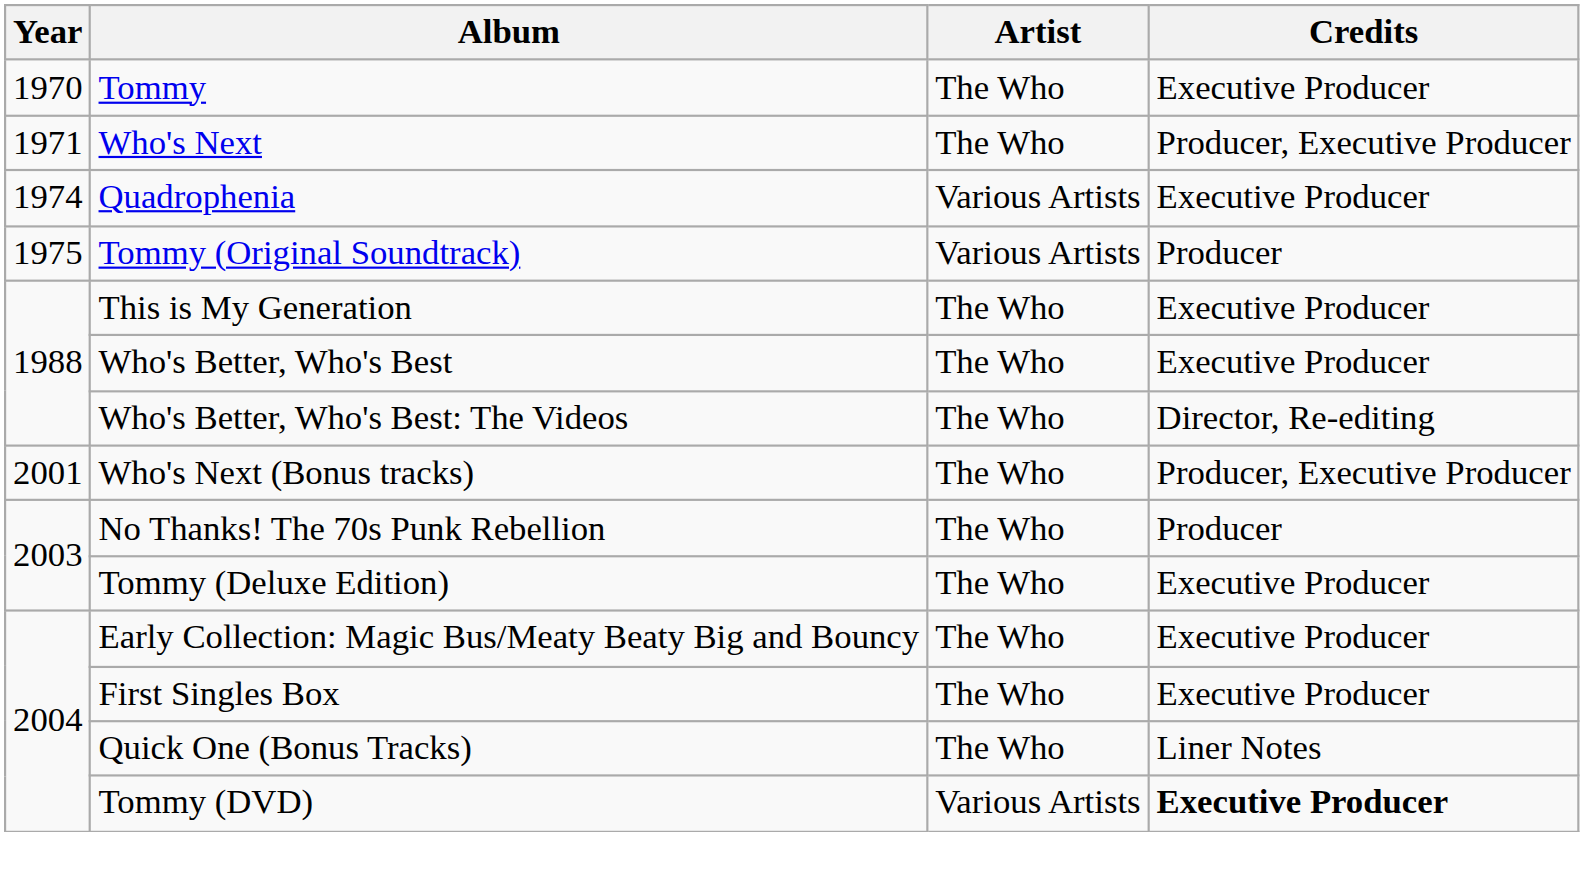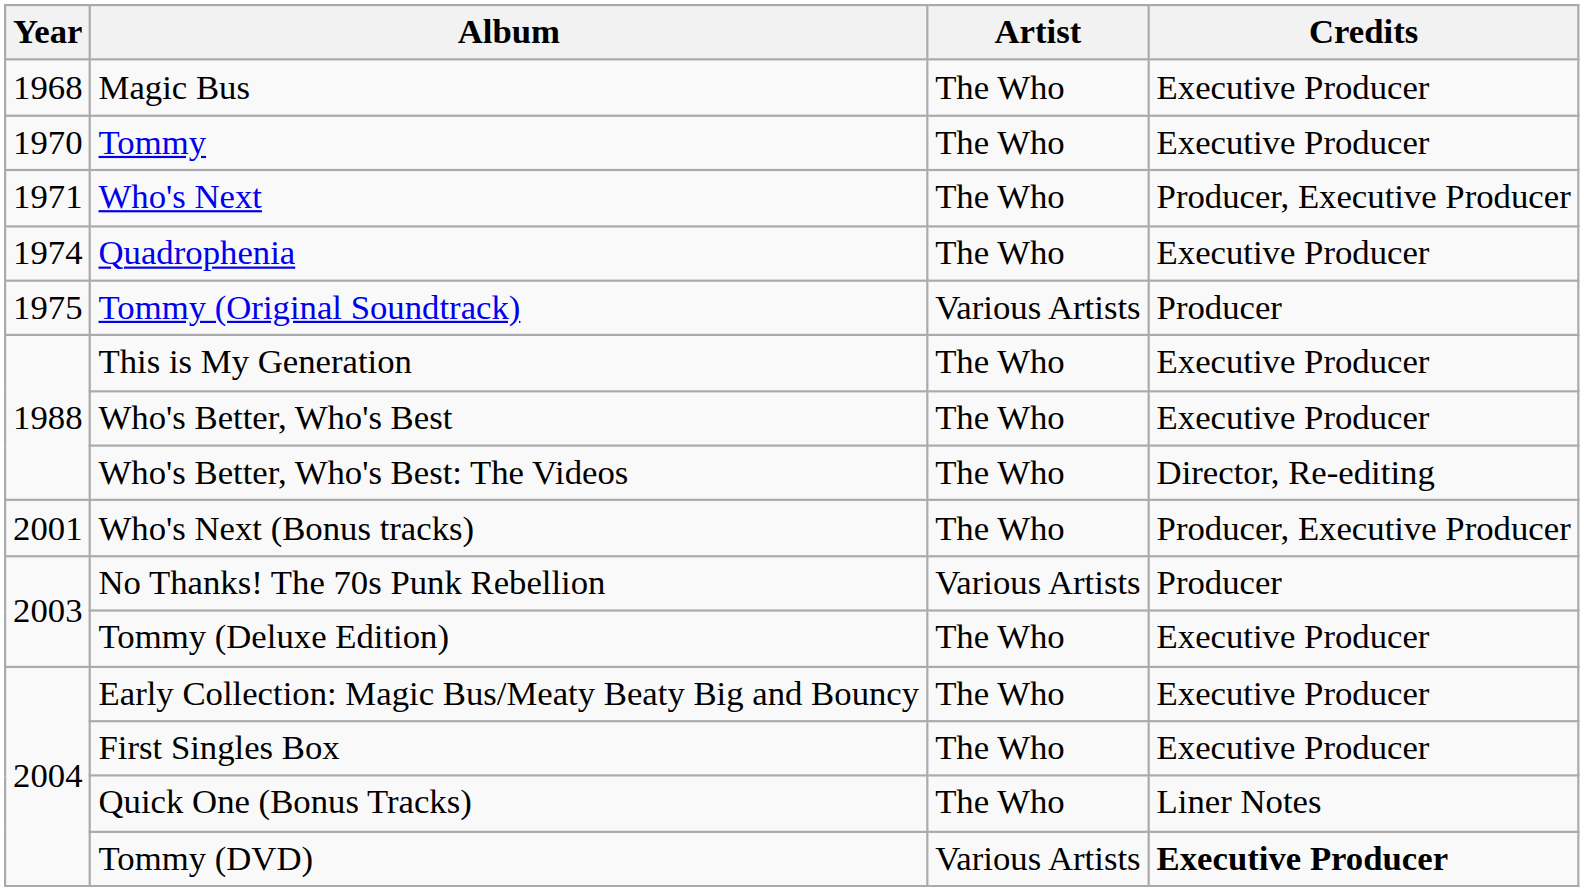+ row: (174, 87)
(1038, 197) Various Artists -> (1000, 252) The Who
(1000, 527) The Who -> (1038, 582) Various Artists
